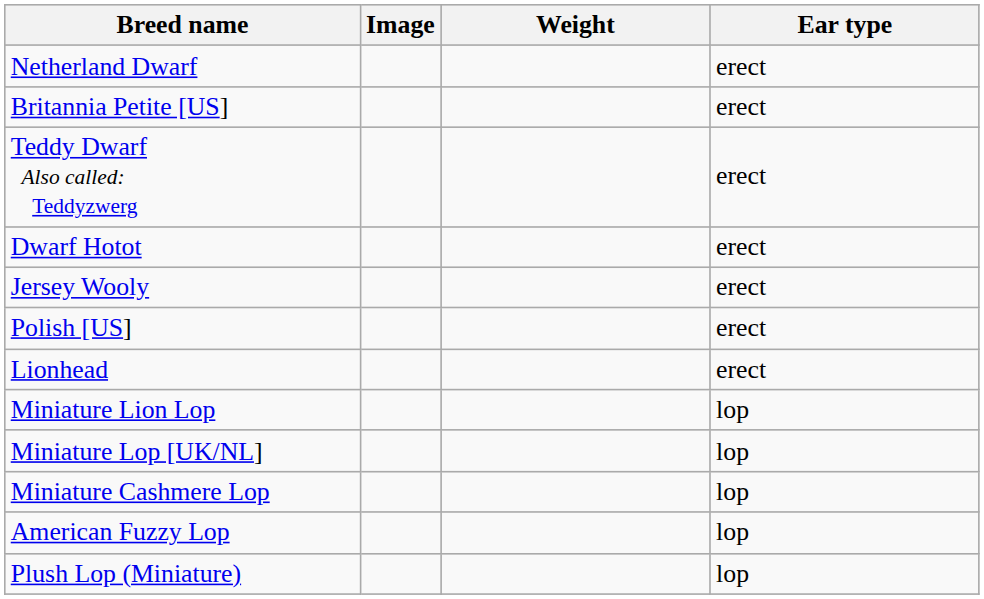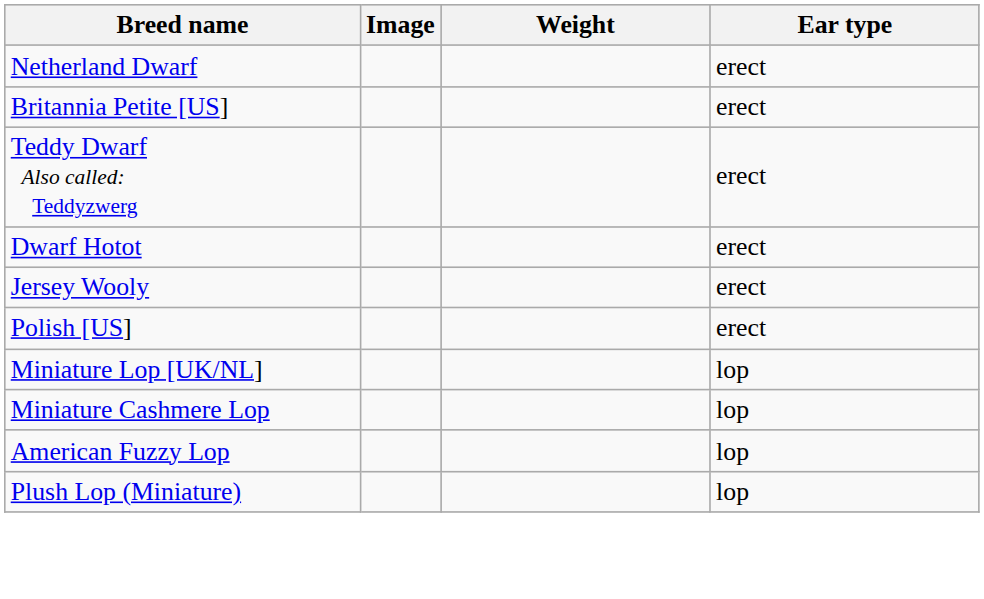- row: (59, 368)
- row: (113, 409)
